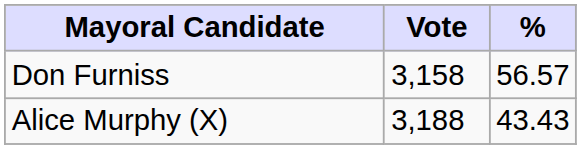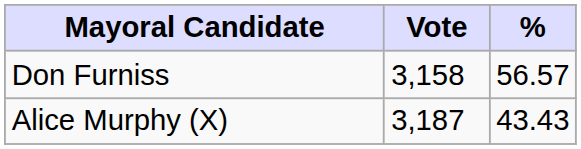(428, 120) 3,188 -> (428, 120) 3,187
